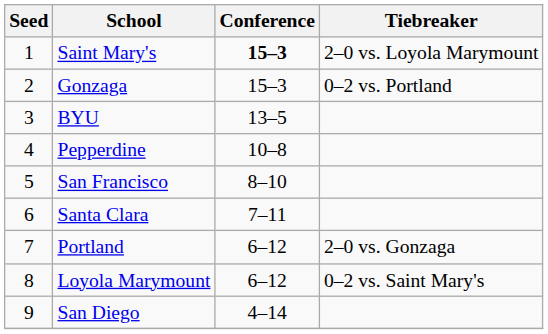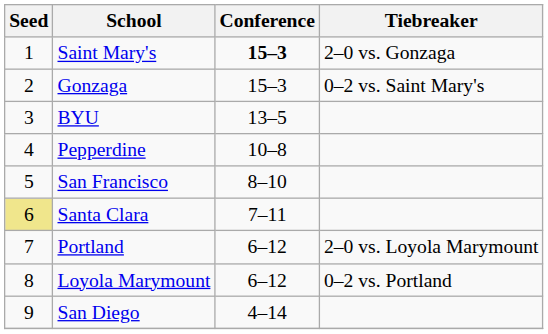(431, 53) 2–0 vs. Loyola Marymount -> (390, 53) 2–0 vs. Gonzaga
(388, 85) 0–2 vs. Portland -> (404, 85) 0–2 vs. Saint Mary's
(29, 214) no background -> (29, 214) khaki background
(390, 247) 2–0 vs. Gonzaga -> (431, 247) 2–0 vs. Loyola Marymount
(404, 279) 0–2 vs. Saint Mary's -> (388, 279) 0–2 vs. Portland
